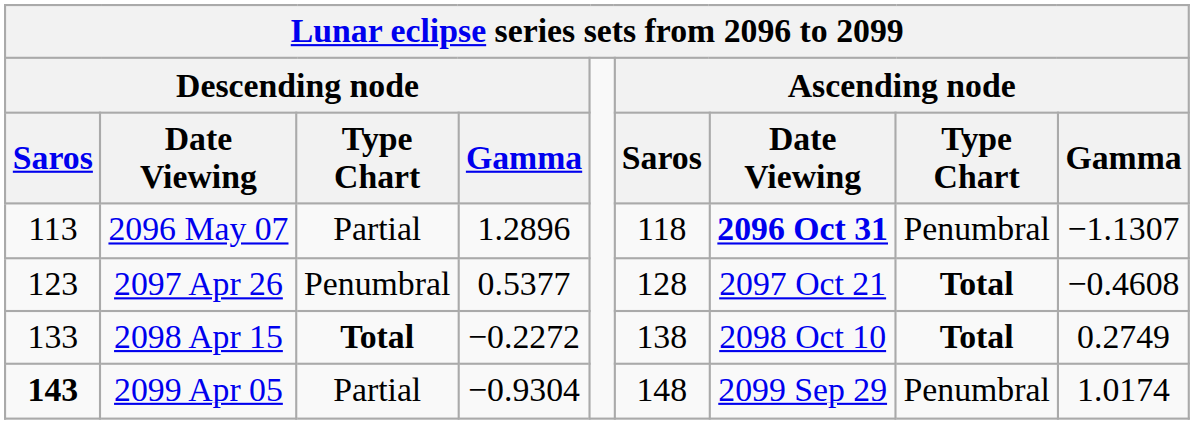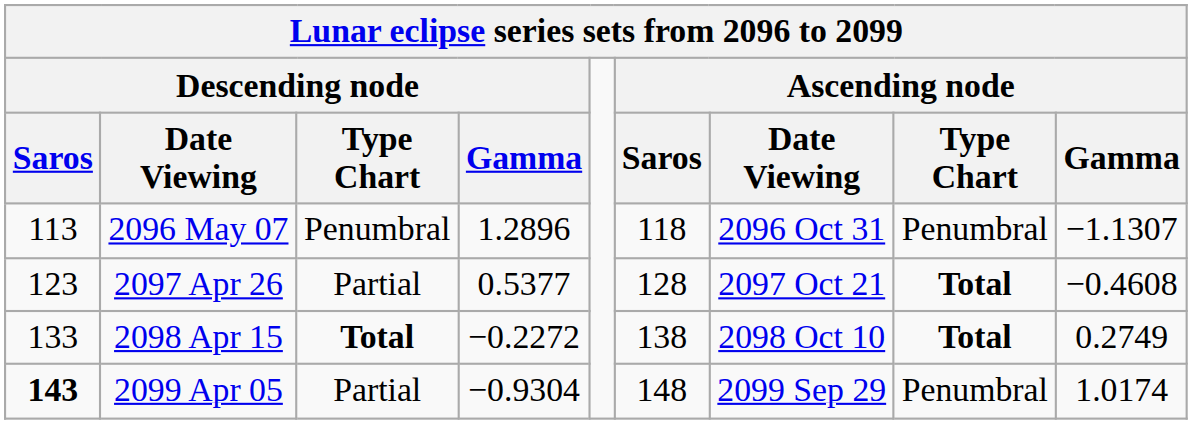(377, 229) Partial -> (377, 229) Penumbral
(803, 229) bold -> (802, 229) normal
(377, 283) Penumbral -> (377, 283) Partial
